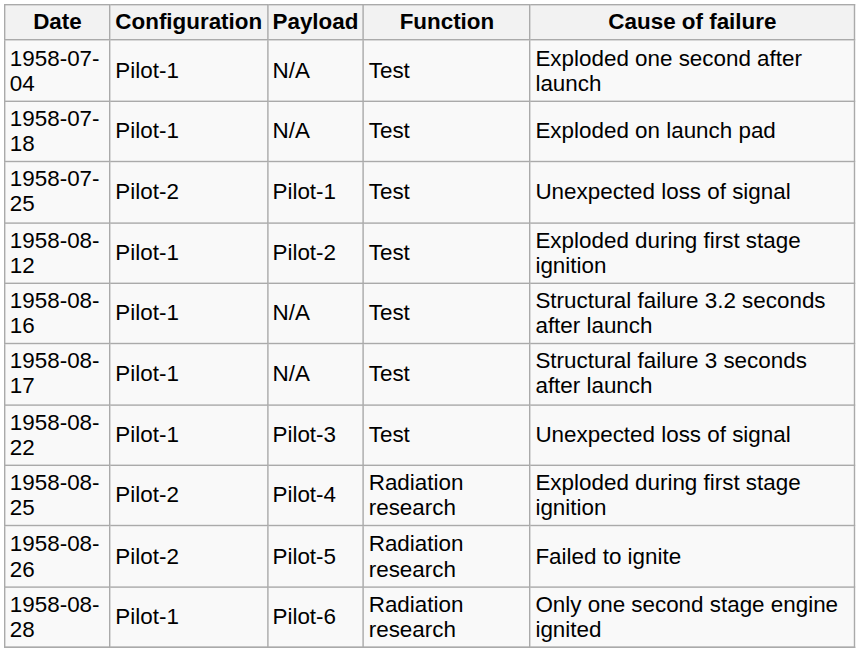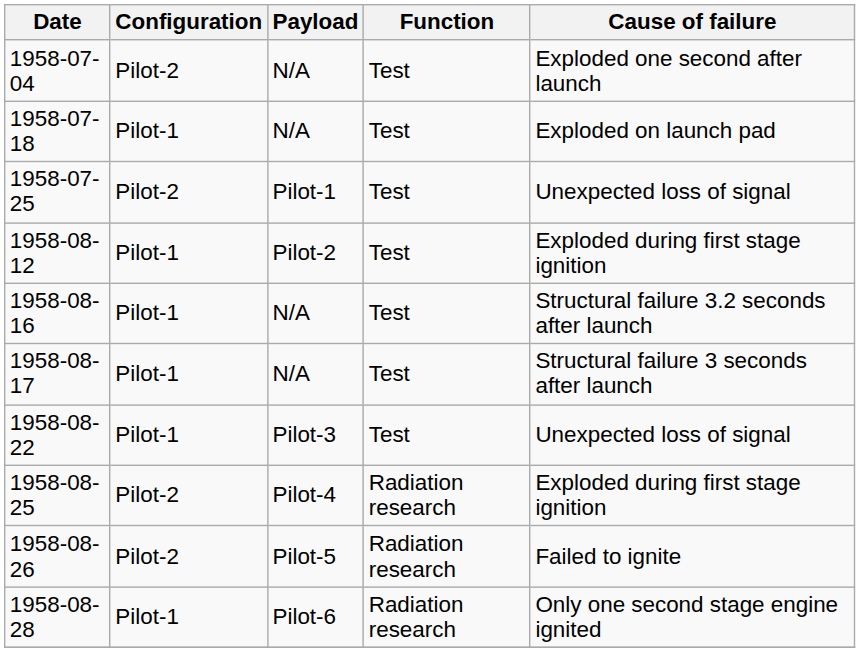(147, 70) Pilot-1 -> (147, 70) Pilot-2
